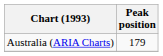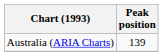(137, 42) 179 -> (137, 42) 139
